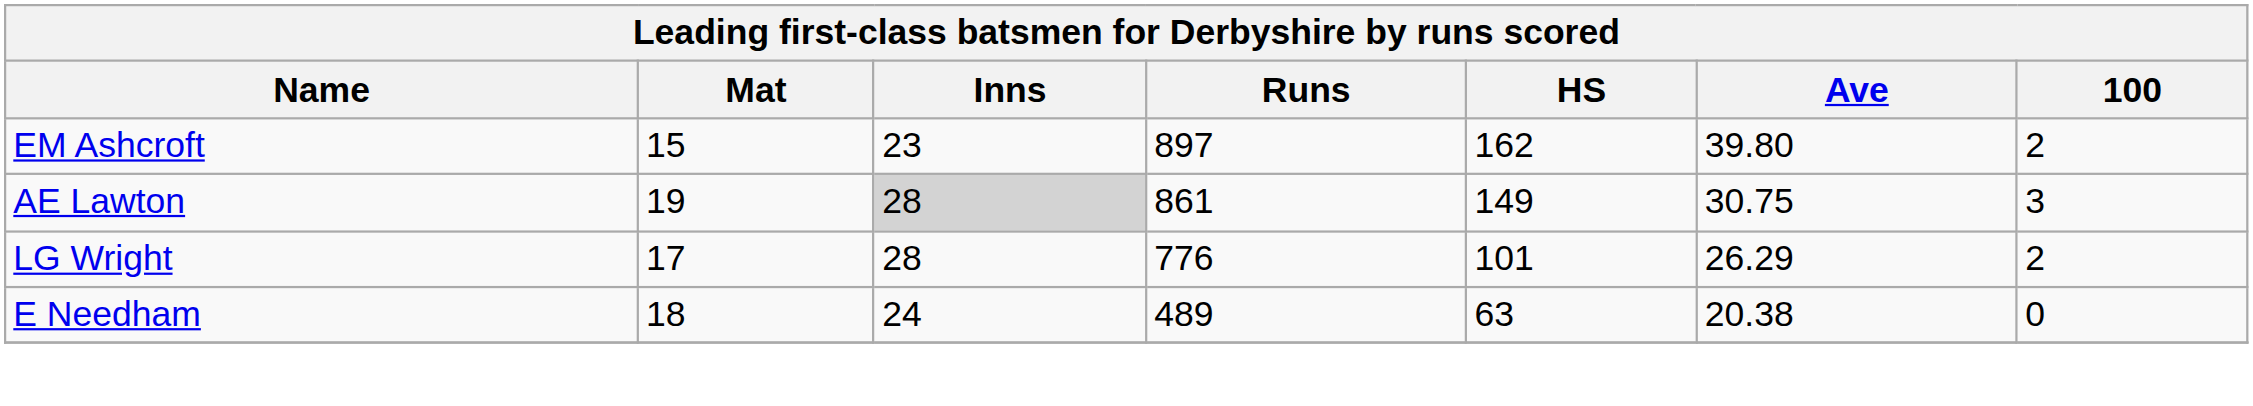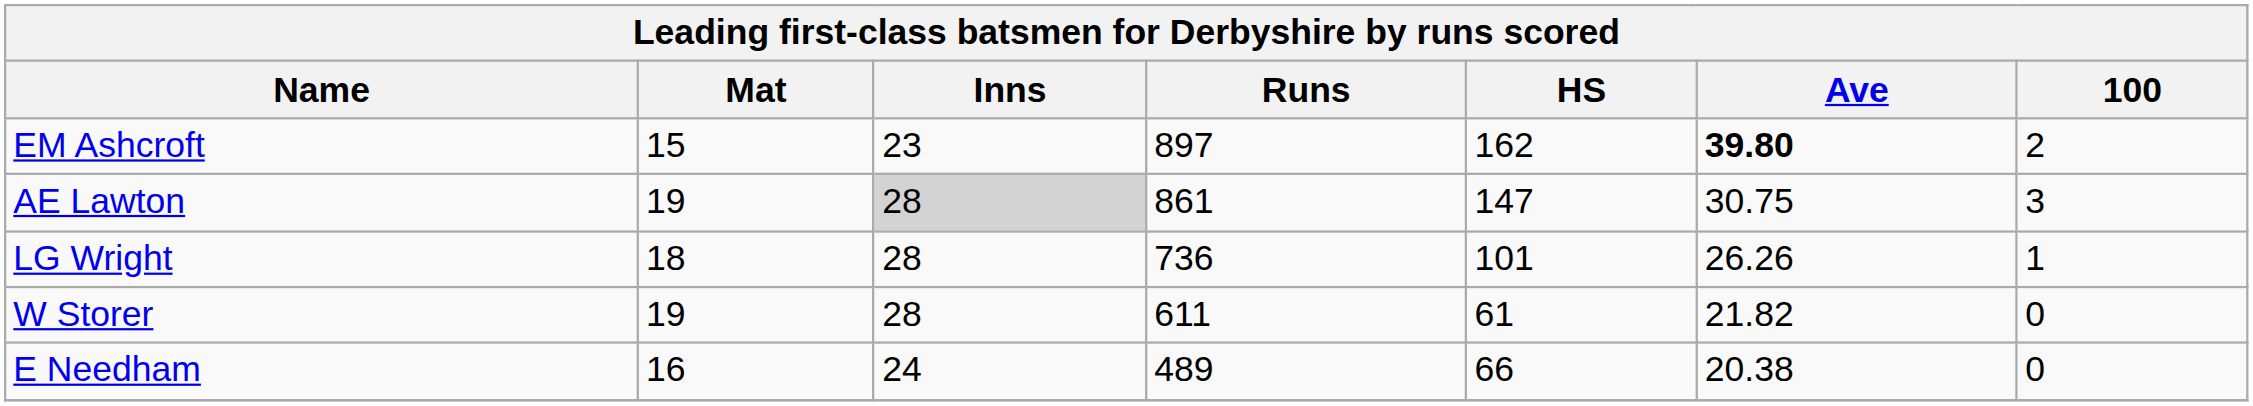(1749, 145) normal -> (1749, 145) bold
(1504, 201) 149 -> (1504, 201) 147
(666, 257) 17 -> (666, 257) 18
(1184, 257) 776 -> (1184, 257) 736
(1749, 257) 26.29 -> (1749, 257) 26.26
(2035, 257) 2 -> (2035, 257) 1
+ row: (83, 314)
(666, 314) 18 -> (666, 370) 16
(1494, 314) 63 -> (1494, 370) 66
